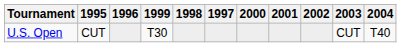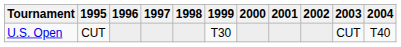columns swapped: (221, 14) <-> (157, 14)
